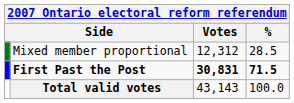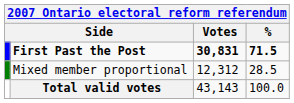rows swapped: (79, 70) <-> (100, 52)
